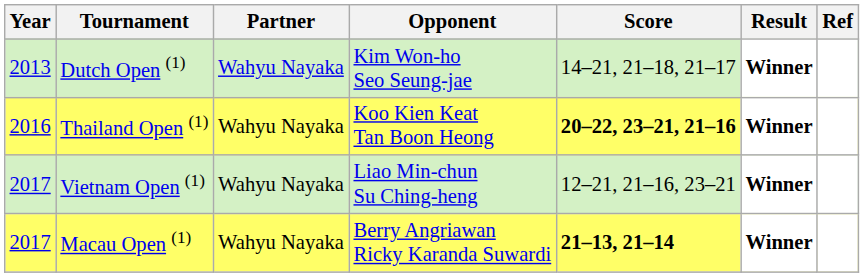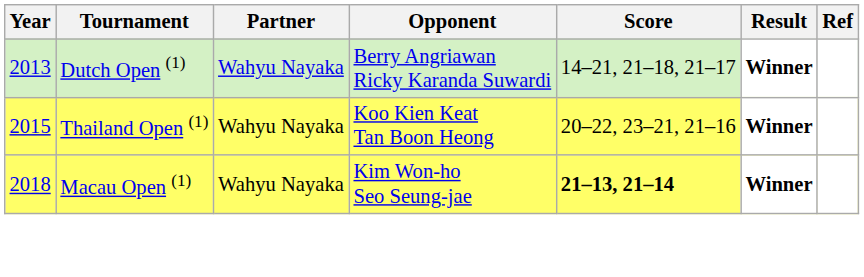(413, 67) Kim Won-ho Seo Seung-jae -> (452, 67) Berry Angriawan Ricky Karanda Suwardi
(30, 126) 2016 -> (30, 126) 2015
(648, 126) bold -> (648, 126) normal
- row: (133, 184)
(30, 242) 2017 -> (30, 184) 2018
(452, 242) Berry Angriawan Ricky Karanda Suwardi -> (413, 184) Kim Won-ho Seo Seung-jae
